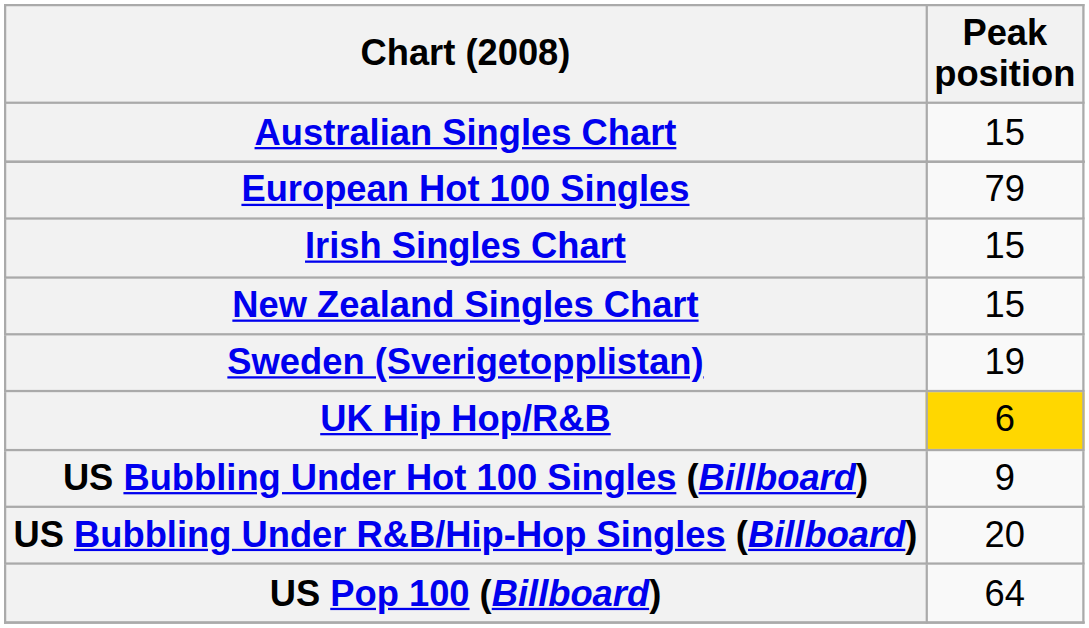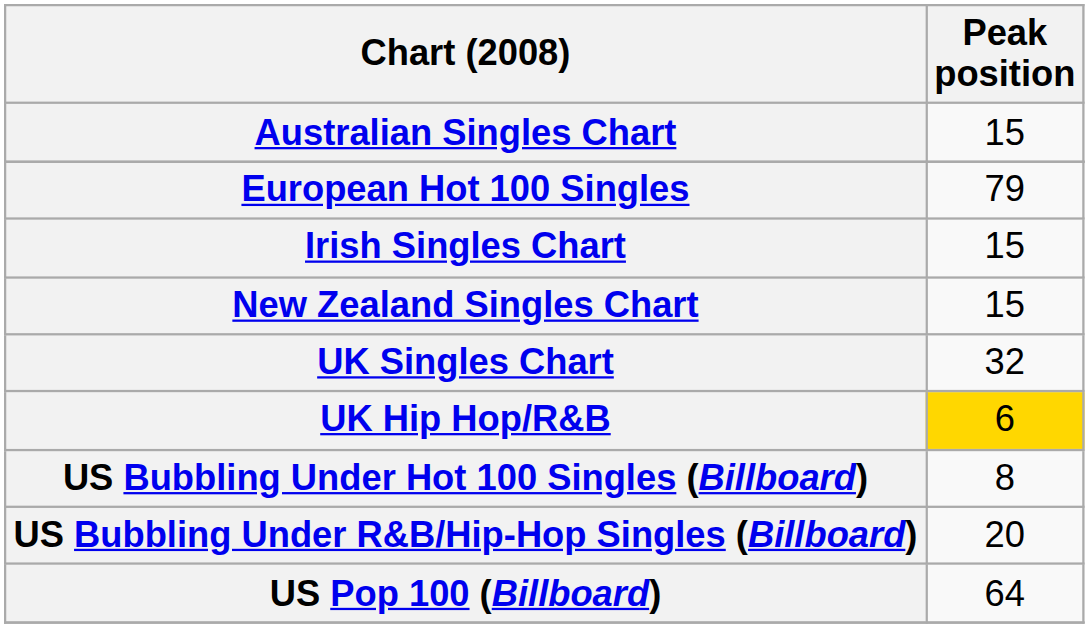- row: (465, 362)
+ row: (465, 362)
(1005, 477) 9 -> (1005, 477) 8
